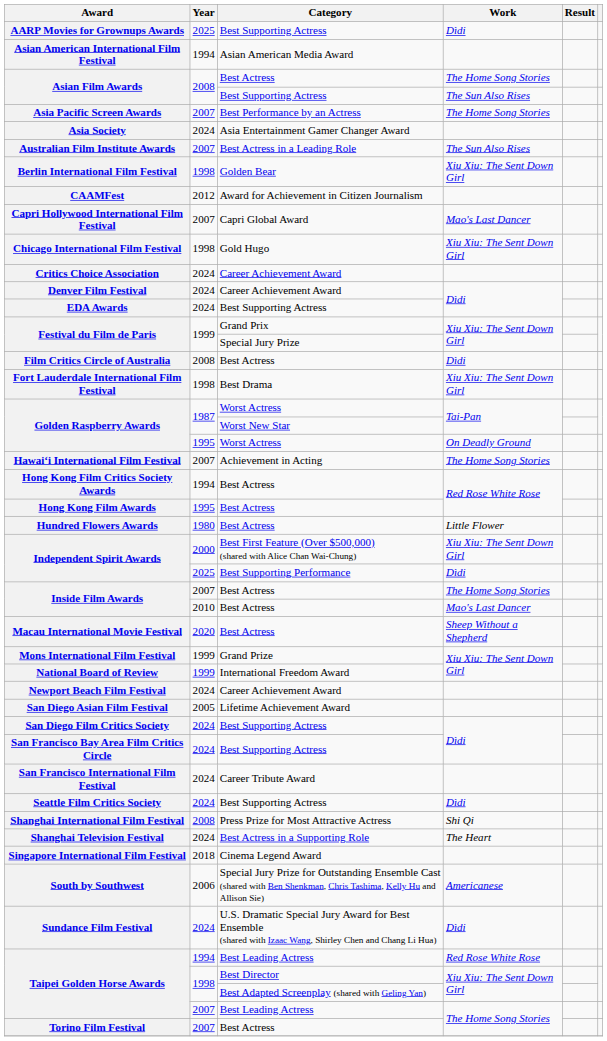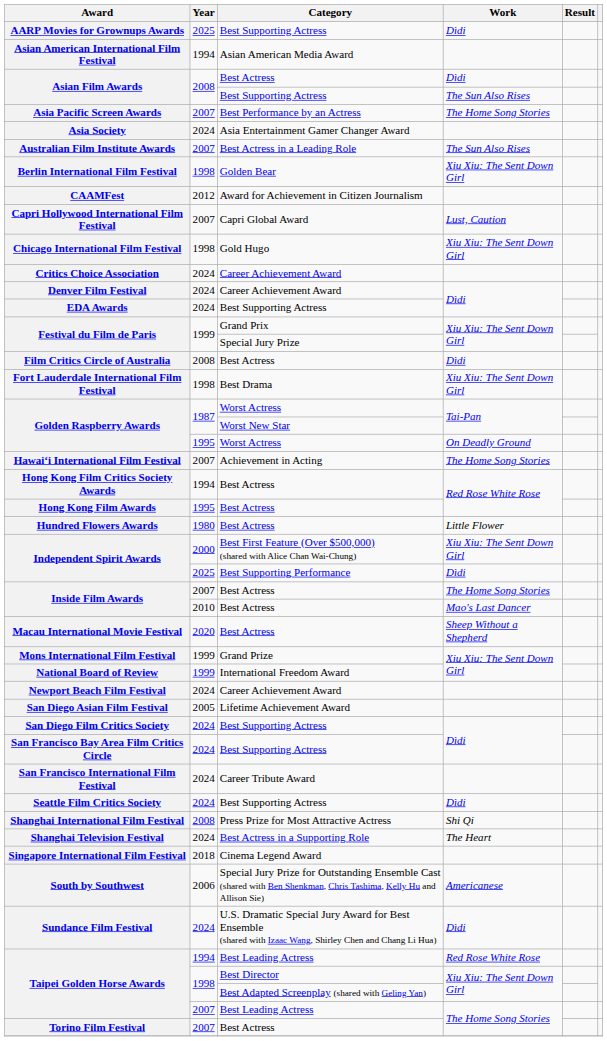(498, 78) The Home Song Stories -> (456, 78) Dìdi
(488, 219) Mao's Last Dancer -> (476, 219) Lust, Caution
